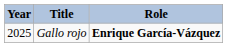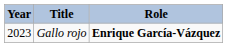(19, 33) 2025 -> (19, 33) 2023
